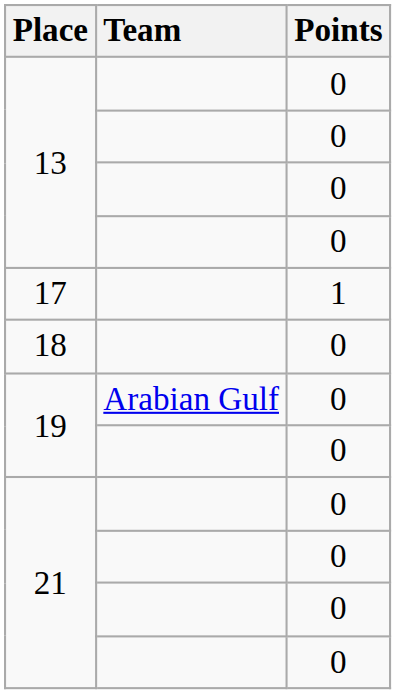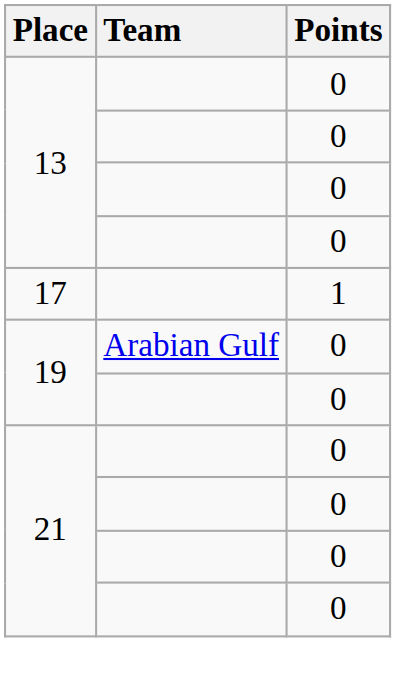- row: (50, 345)
